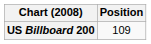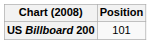(121, 30) 109 -> (121, 30) 101
